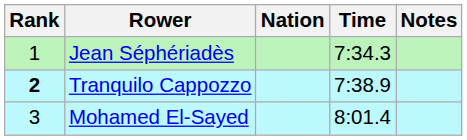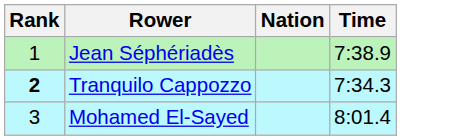- column: (429, 20)
(362, 53) 7:34.3 -> (362, 53) 7:38.9
(362, 85) 7:38.9 -> (362, 85) 7:34.3
